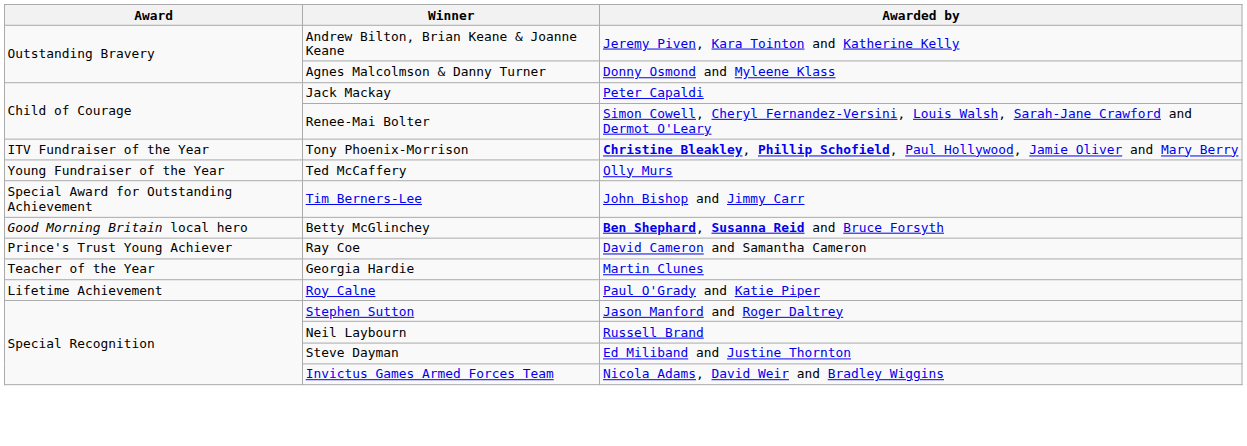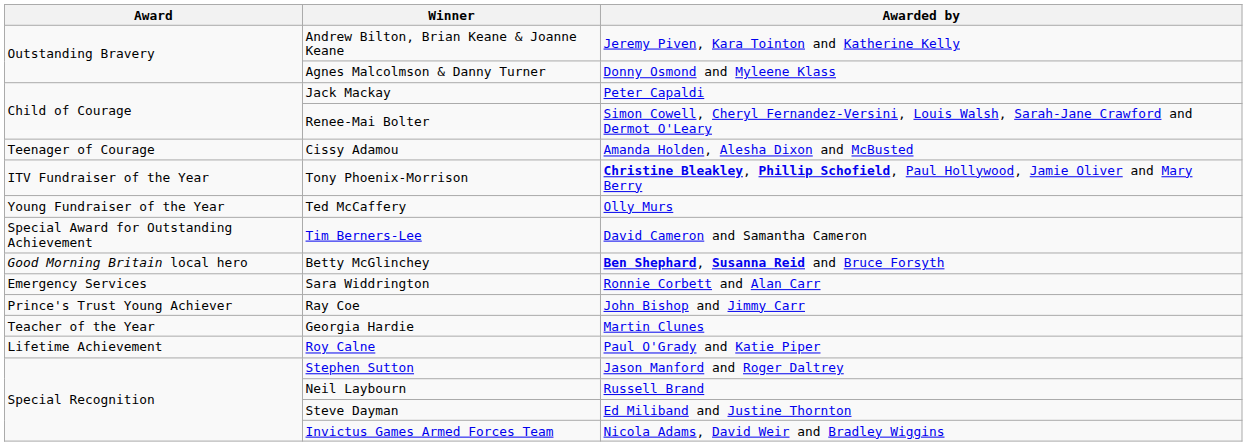+ row: (352, 150)
(704, 199) John Bishop and Jimmy Carr -> (735, 235) David Cameron and Samantha Cameron
+ row: (368, 284)
(735, 248) David Cameron and Samantha Cameron -> (704, 305) John Bishop and Jimmy Carr
